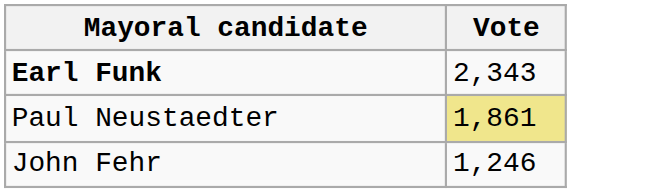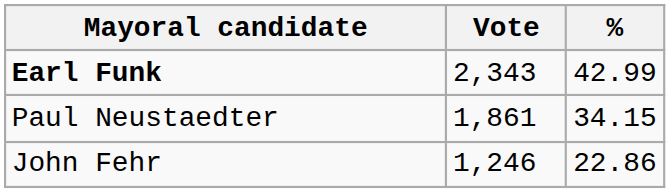+ column: (615, 28)
(495, 118) khaki background -> (495, 118) no background
